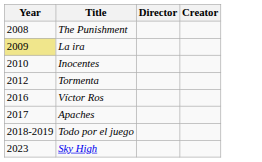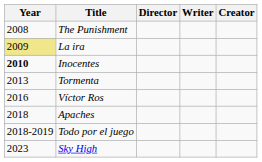+ column: (198, 13)
(18, 64) normal -> (18, 64) bold
(18, 81) 2012 -> (18, 81) 2013
(18, 115) 2017 -> (18, 115) 2018
